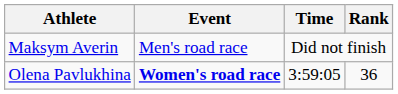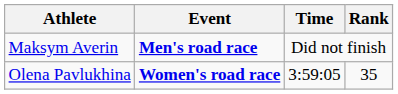(193, 47) normal -> (198, 47) bold
(369, 75) 36 -> (369, 75) 35
